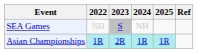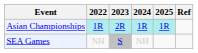rows swapped: (28, 26) <-> (46, 41)
